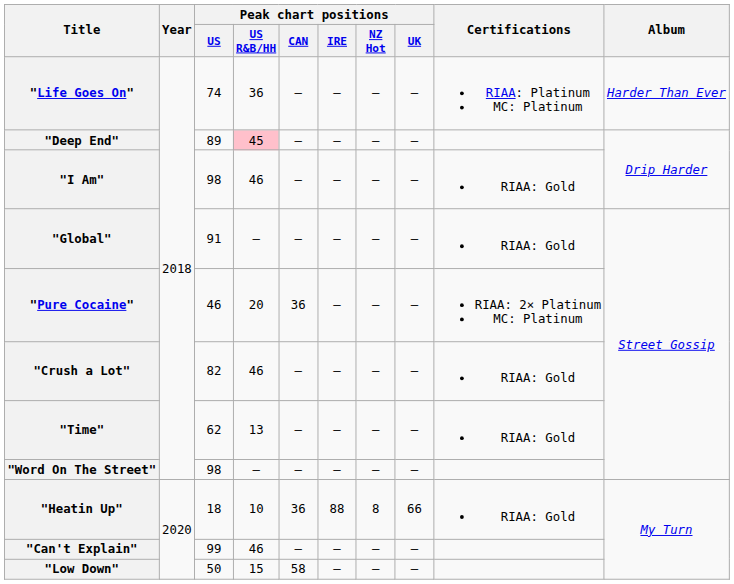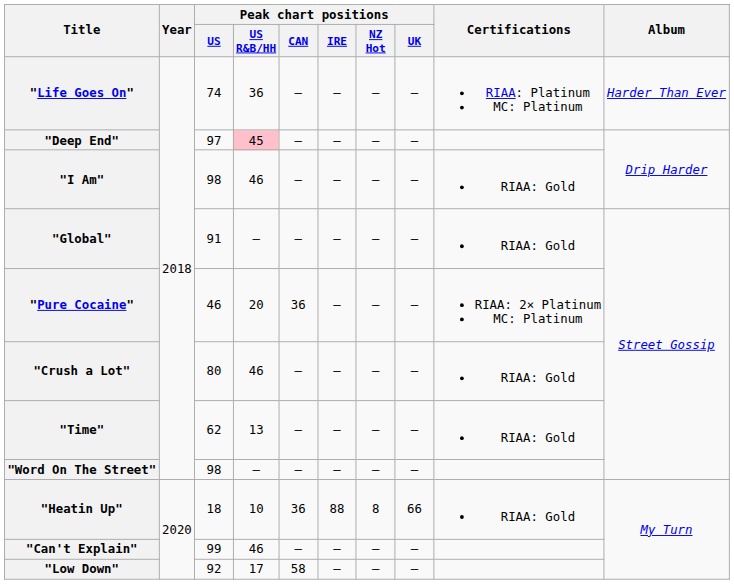(214, 140) 89 -> (214, 140) 97
(214, 371) 82 -> (214, 371) 80
(214, 569) 50 -> (214, 569) 92
(256, 569) 15 -> (256, 569) 17
